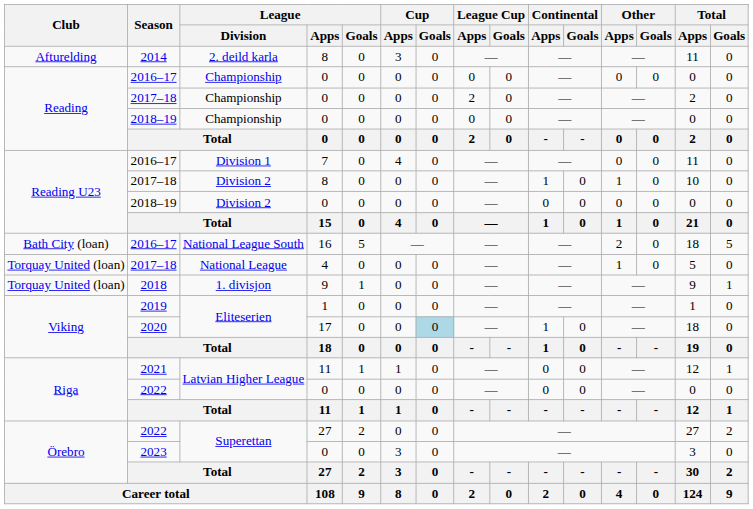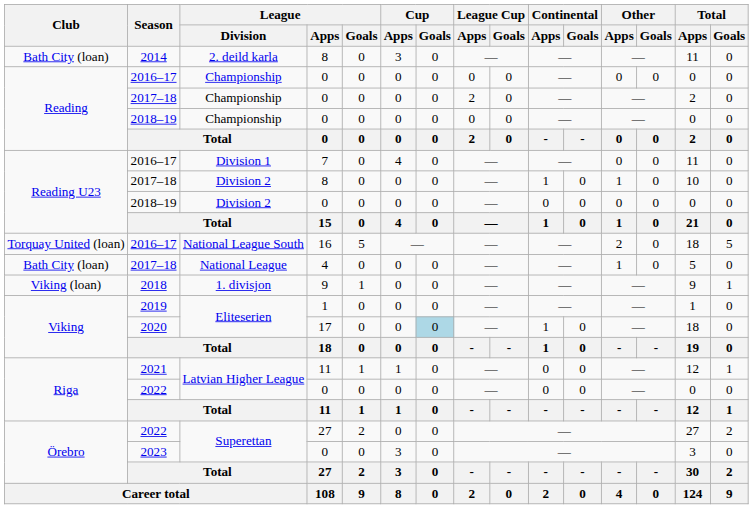(66, 56) Afturelding -> (66, 56) Bath City (loan)
(66, 243) Bath City (loan) -> (66, 243) Torquay United (loan)
(66, 264) Torquay United (loan) -> (66, 264) Bath City (loan)
(66, 285) Torquay United (loan) -> (66, 285) Viking (loan)
